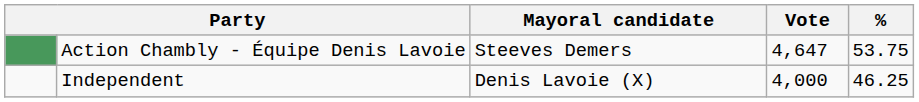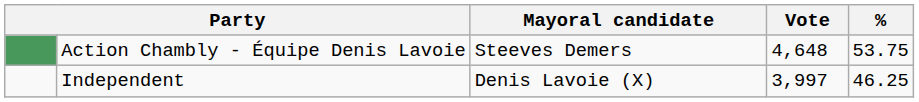(800, 50) 4,647 -> (800, 50) 4,648
(800, 81) 4,000 -> (800, 81) 3,997
